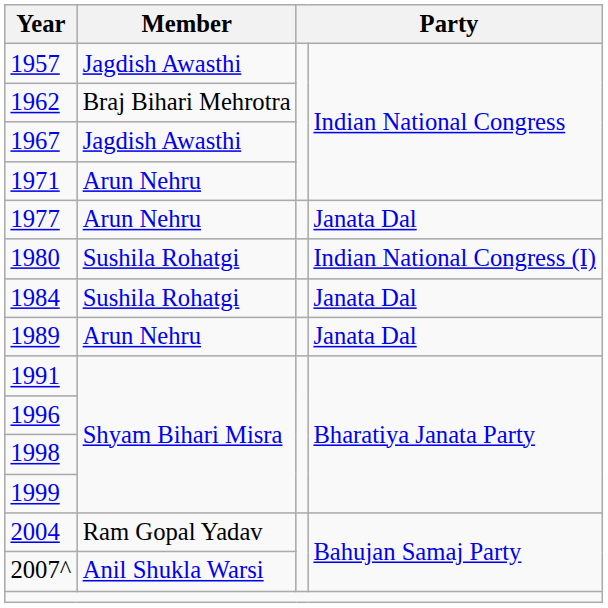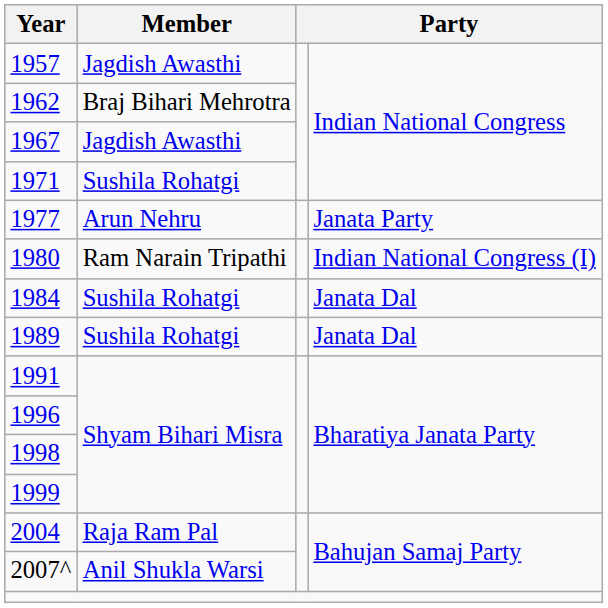(142, 180) Arun Nehru -> (161, 180) Sushila Rohatgi
(365, 219) Janata Dal -> (373, 219) Janata Party
(161, 258) Sushila Rohatgi -> (185, 258) Ram Narain Tripathi
(142, 336) Arun Nehru -> (161, 336) Sushila Rohatgi
(173, 532) Ram Gopal Yadav -> (150, 532) Raja Ram Pal
